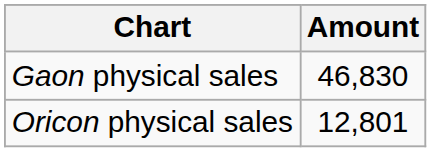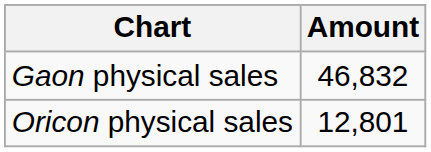(363, 75) 46,830 -> (363, 75) 46,832
